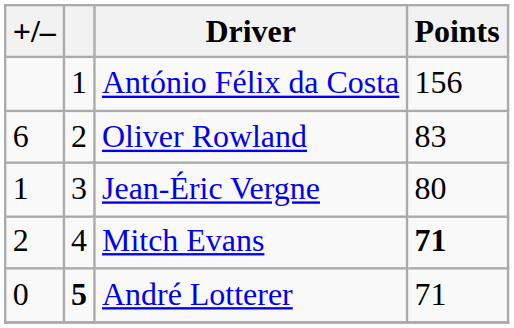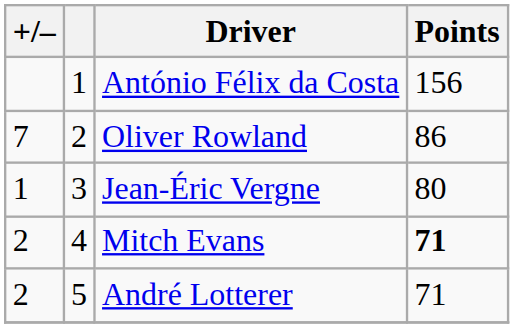(21, 135) 6 -> (21, 135) 7
(430, 135) 83 -> (430, 135) 86
(21, 294) 0 -> (21, 294) 2
(79, 294) bold -> (79, 294) normal
